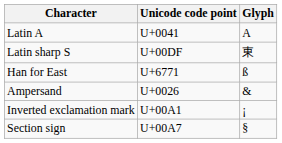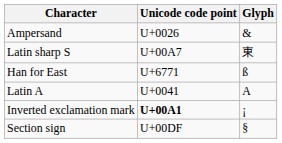rows swapped: (25, 32) <-> (34, 91)
(161, 52) U+00DF -> (161, 52) U+00A7
(161, 109) normal -> (161, 109) bold
(161, 128) U+00A7 -> (161, 128) U+00DF
